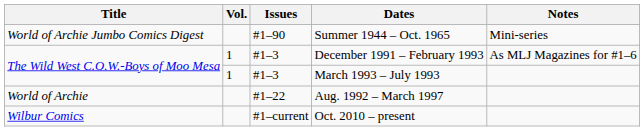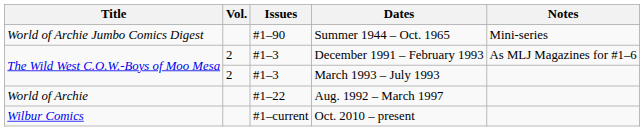(229, 55) 1 -> (229, 55) 2
(229, 75) 1 -> (229, 75) 2
